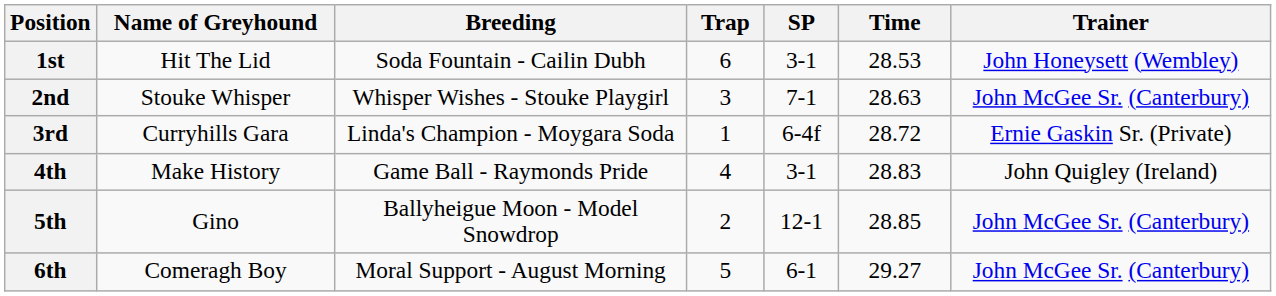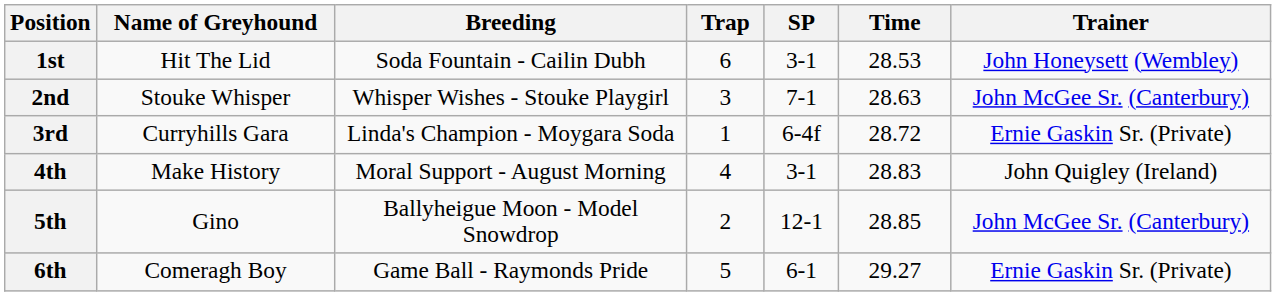(511, 171) Game Ball - Raymonds Pride -> (511, 171) Moral Support - August Morning
(511, 271) Moral Support - August Morning -> (511, 271) Game Ball - Raymonds Pride
(1111, 271) John McGee Sr. (Canterbury) -> (1111, 271) Ernie Gaskin Sr. (Private)
